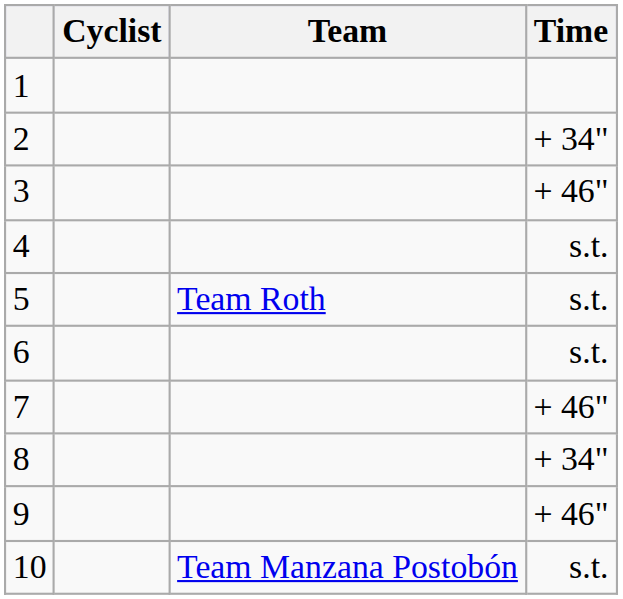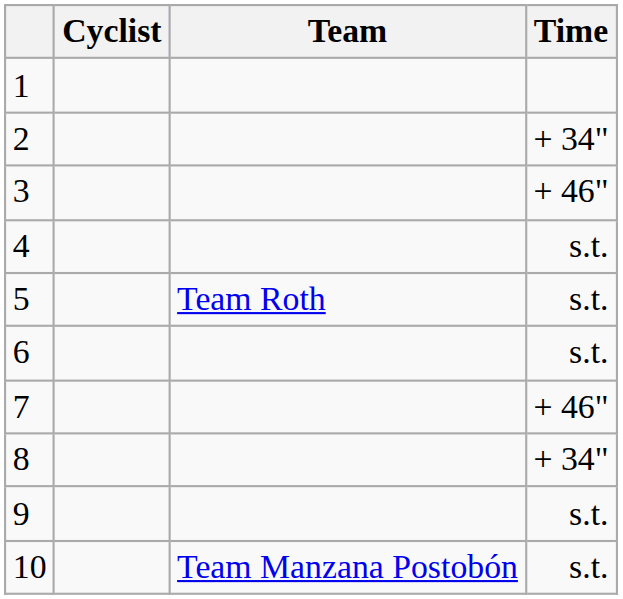(571, 513) + 46" -> (589, 513) s.t.
